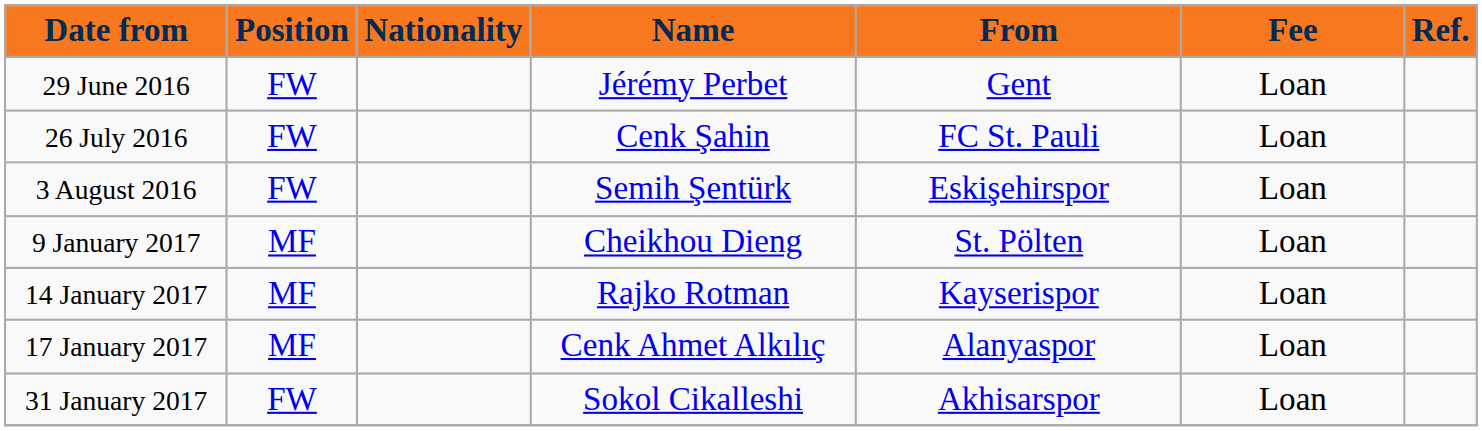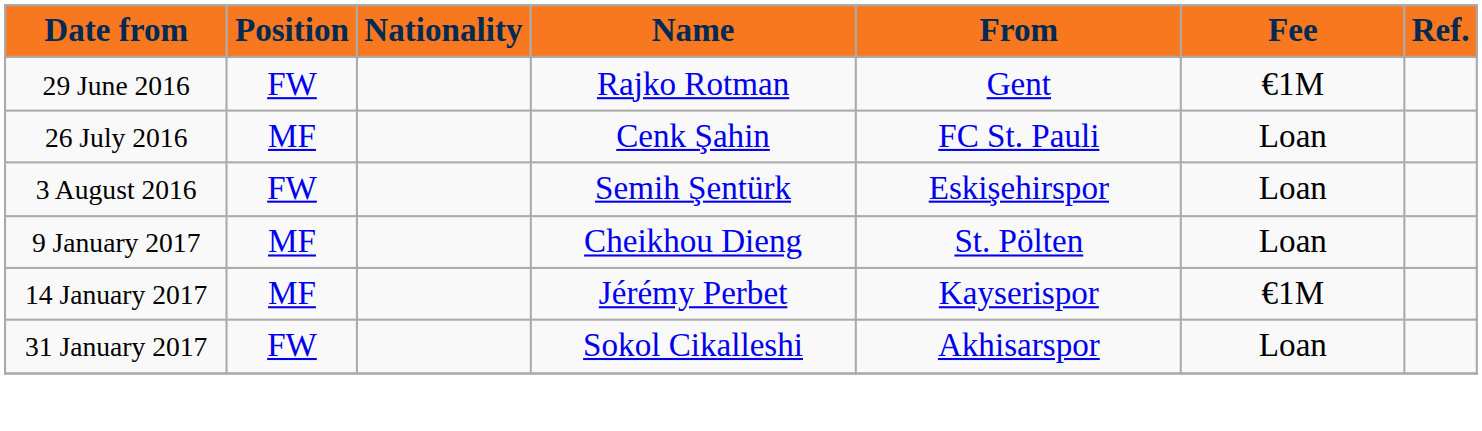(693, 83) Jérémy Perbet -> (693, 83) Rajko Rotman
(1293, 83) Loan -> (1293, 83) €1M
(292, 135) FW -> (292, 135) MF
(693, 293) Rajko Rotman -> (693, 293) Jérémy Perbet
(1293, 293) Loan -> (1293, 293) €1M
- row: (116, 347)
